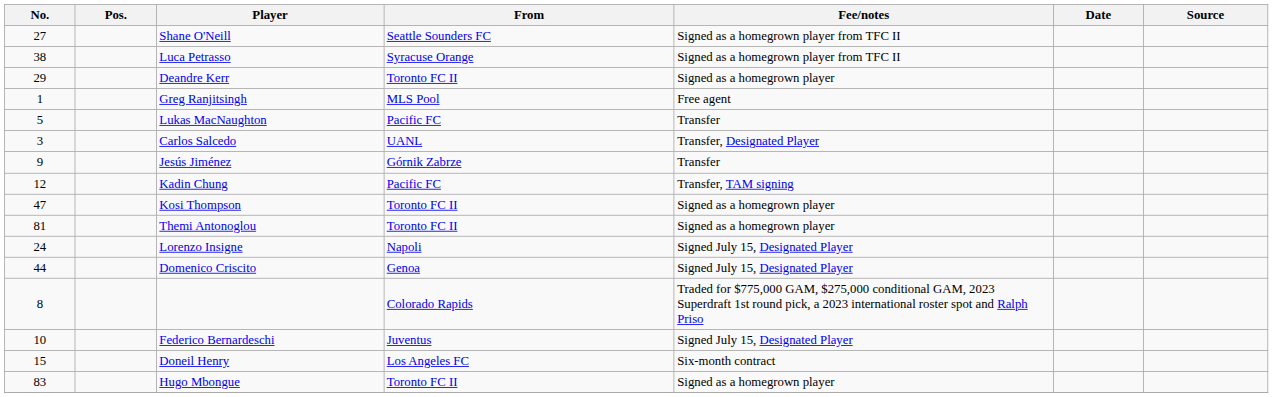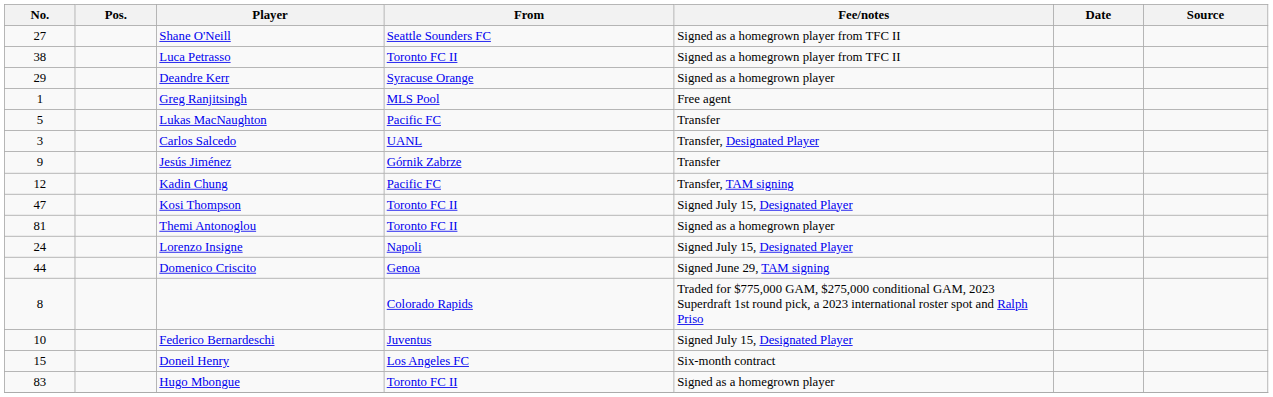(430, 57) Syracuse Orange -> (422, 57) Toronto FC II
(422, 78) Toronto FC II -> (430, 78) Syracuse Orange
(756, 204) Signed as a homegrown player -> (765, 204) Signed July 15, Designated Player
(765, 267) Signed July 15, Designated Player -> (753, 267) Signed June 29, TAM signing
